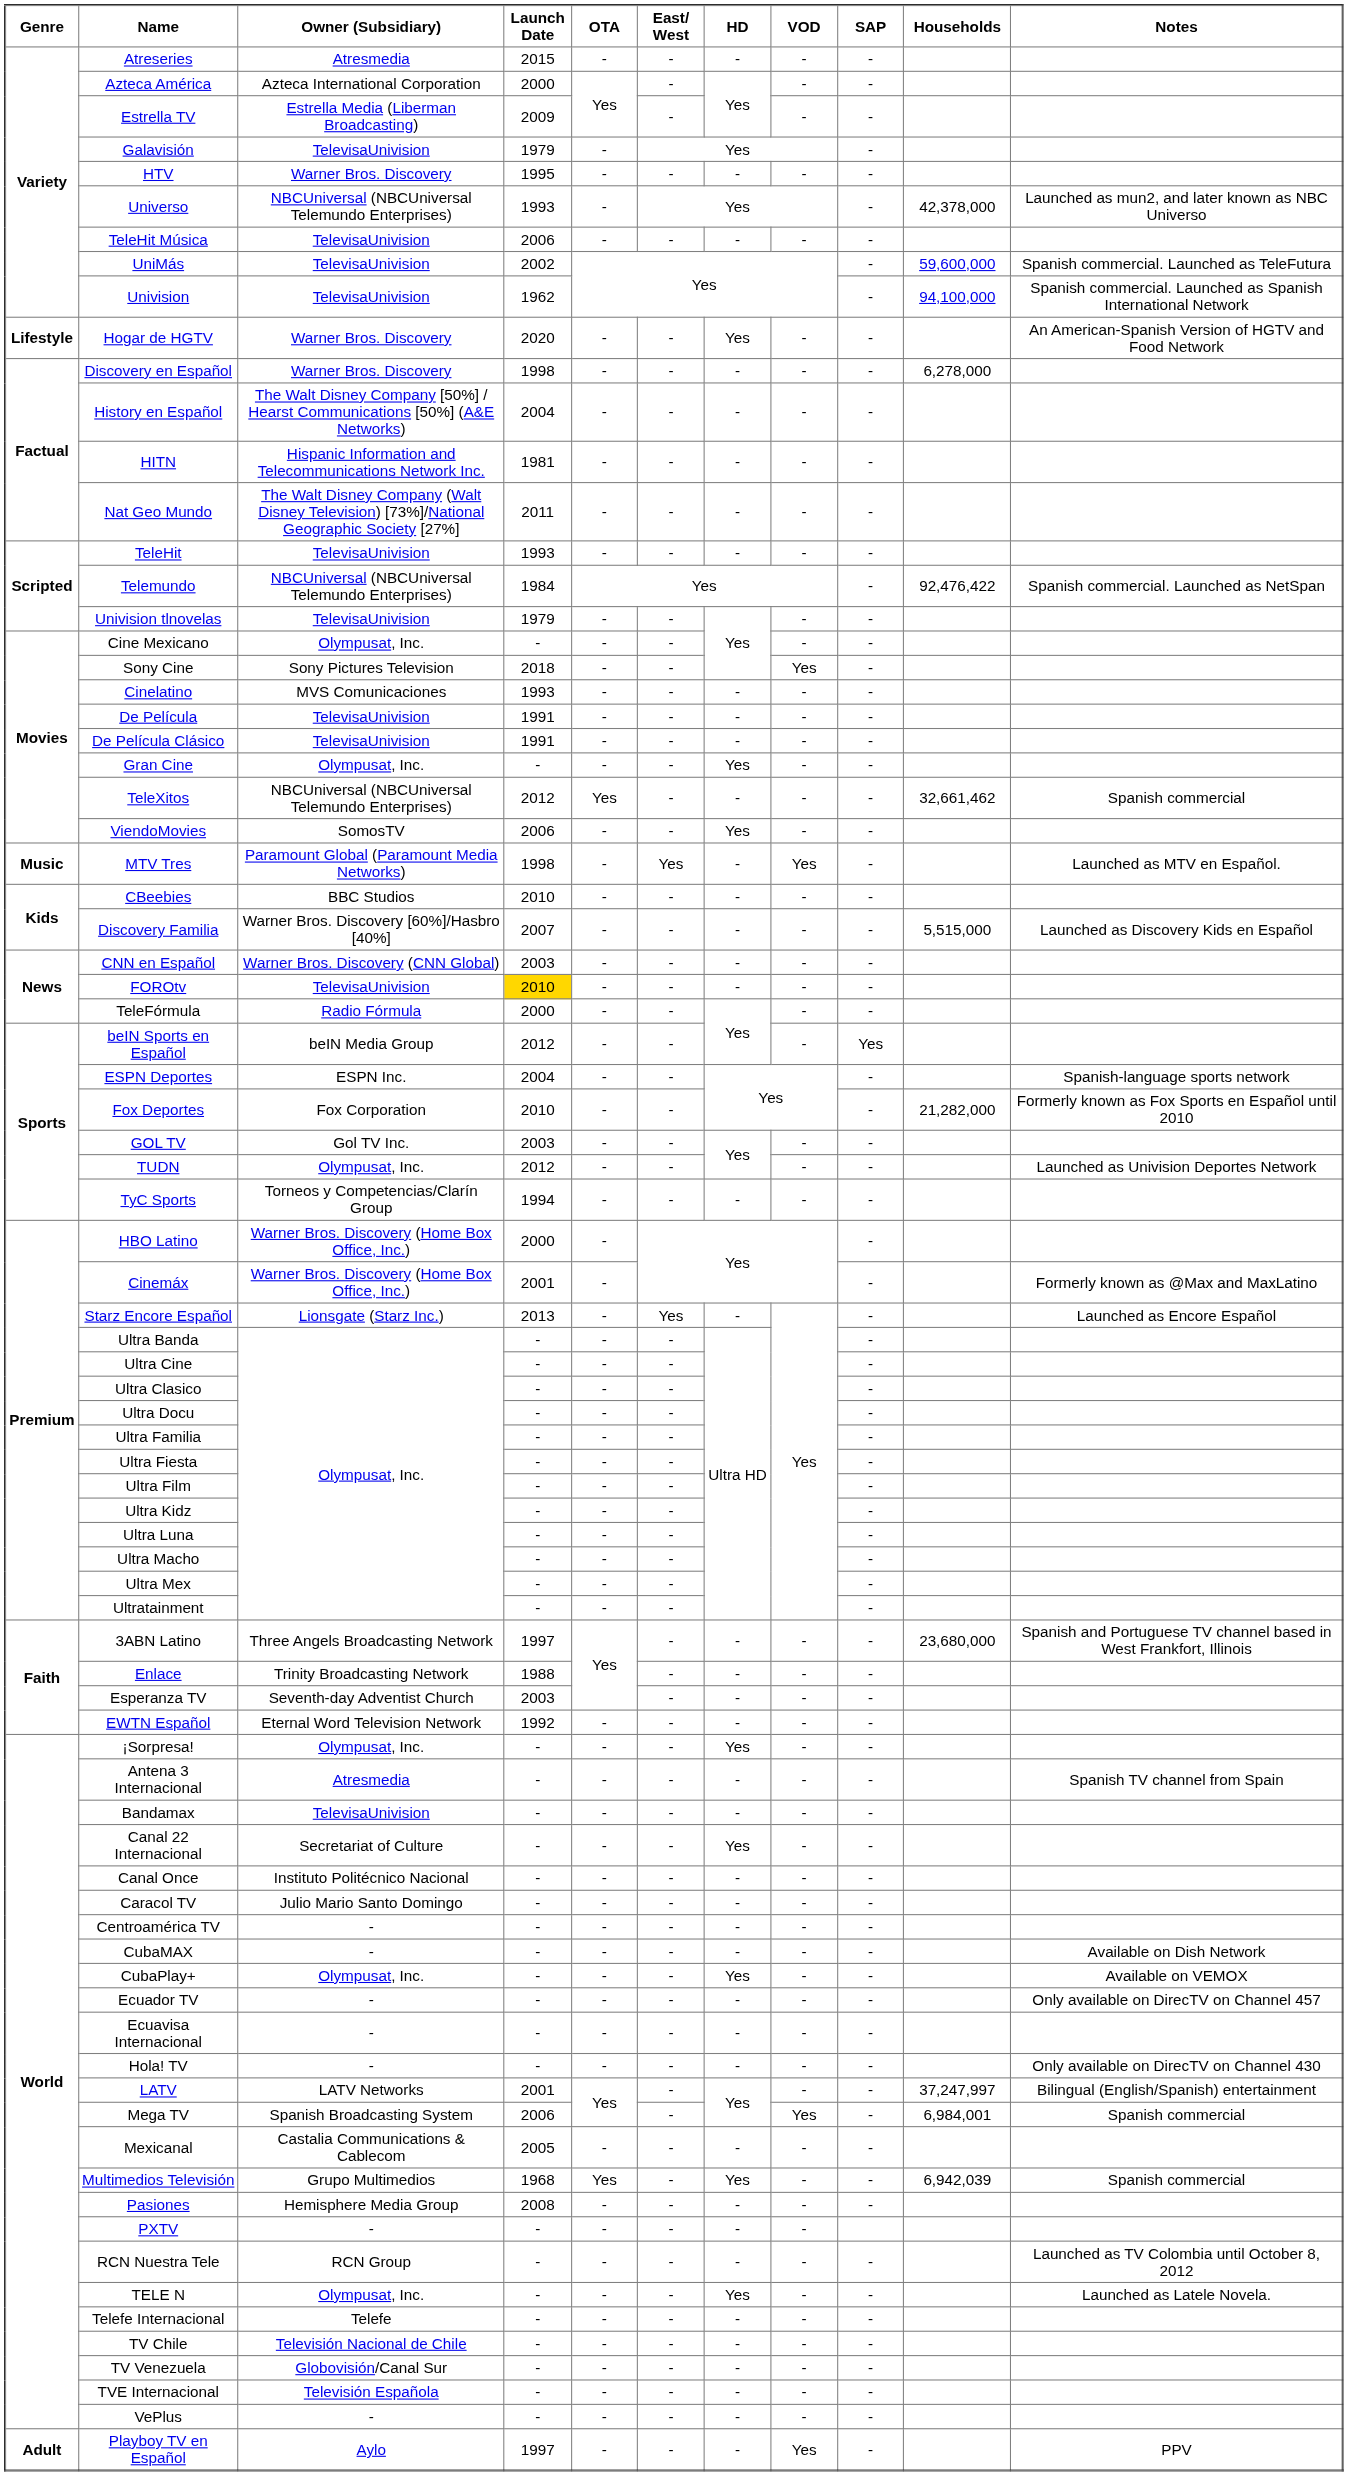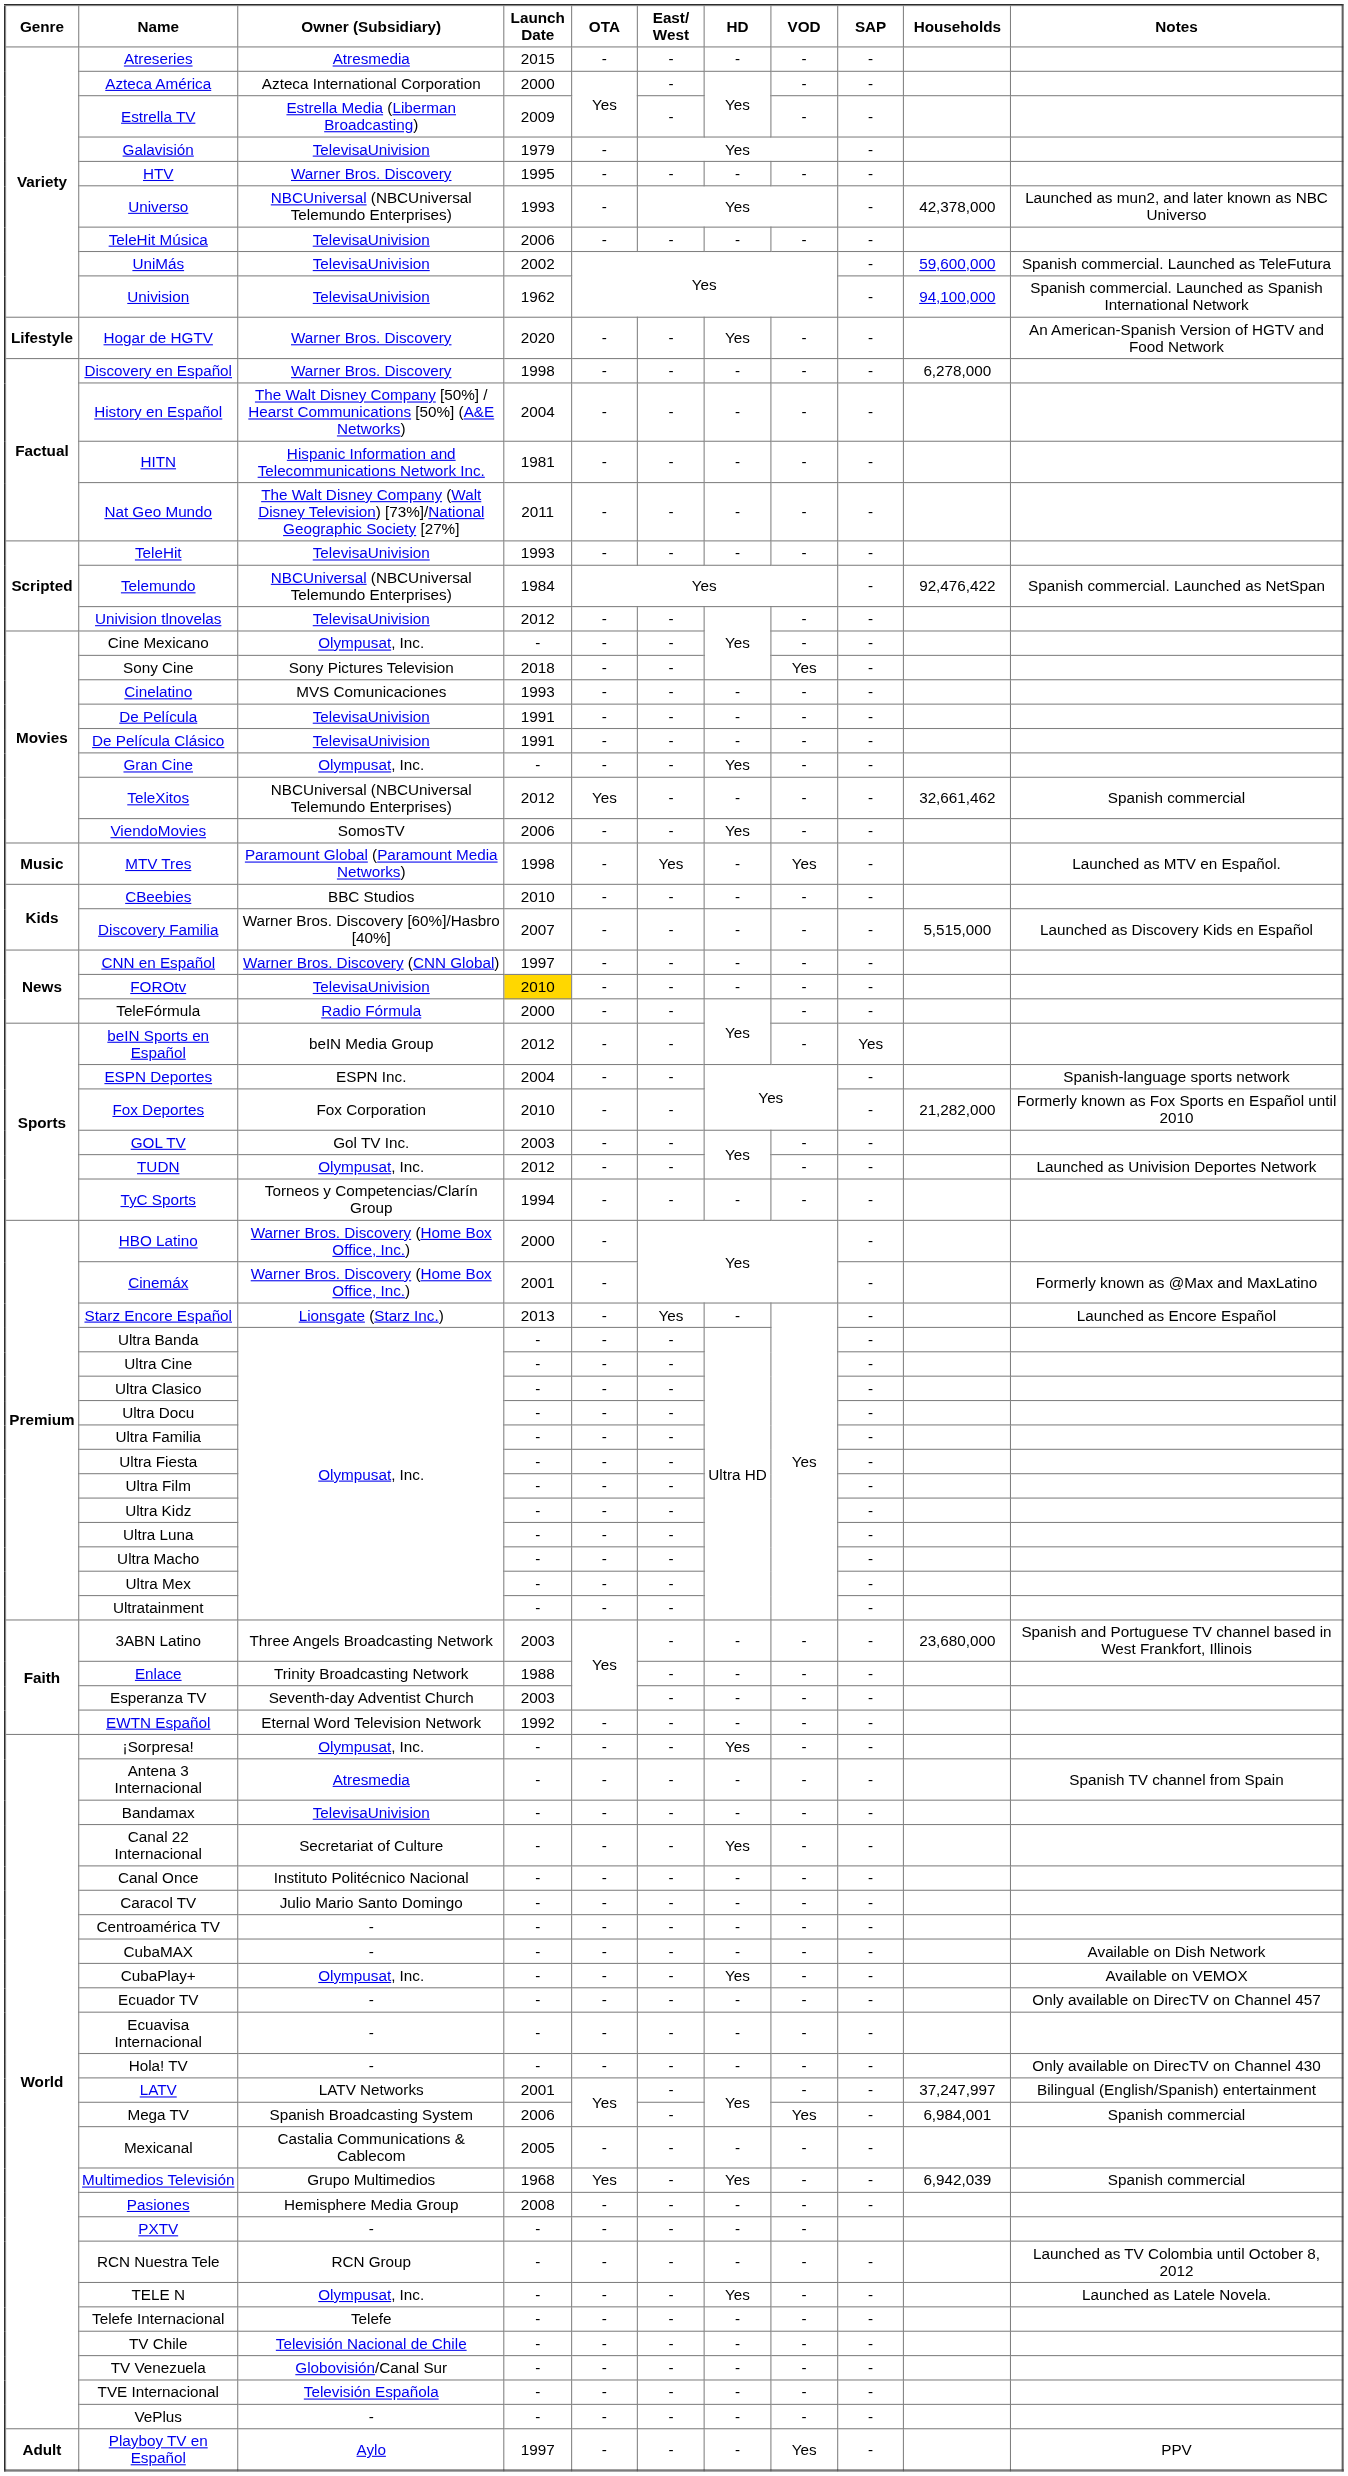(538, 619) 1979 -> (538, 619) 2012
(538, 962) 2003 -> (538, 962) 1997
(538, 1641) 1997 -> (538, 1641) 2003
